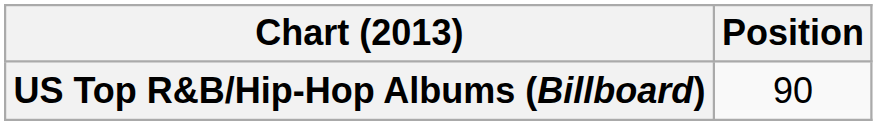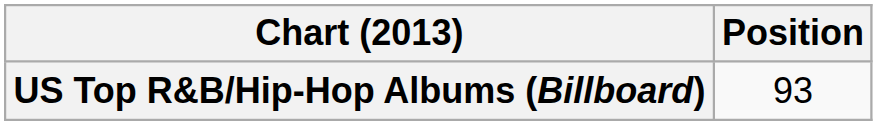(793, 90) 90 -> (793, 90) 93
